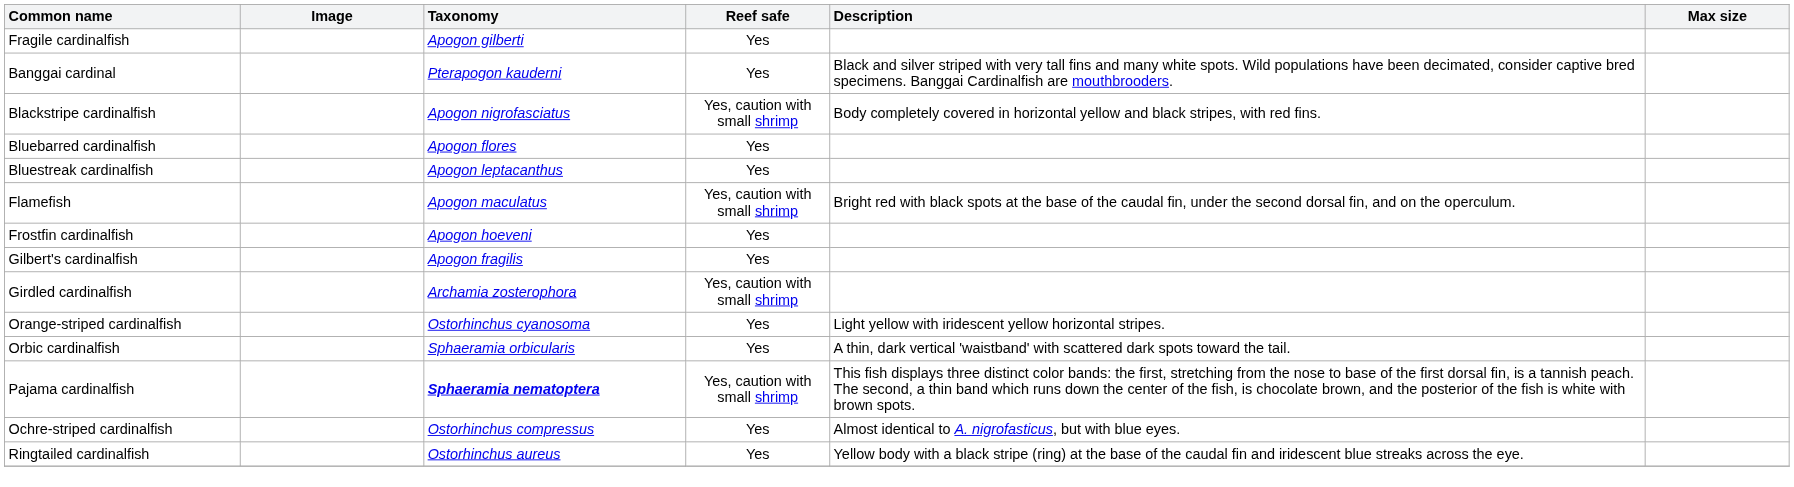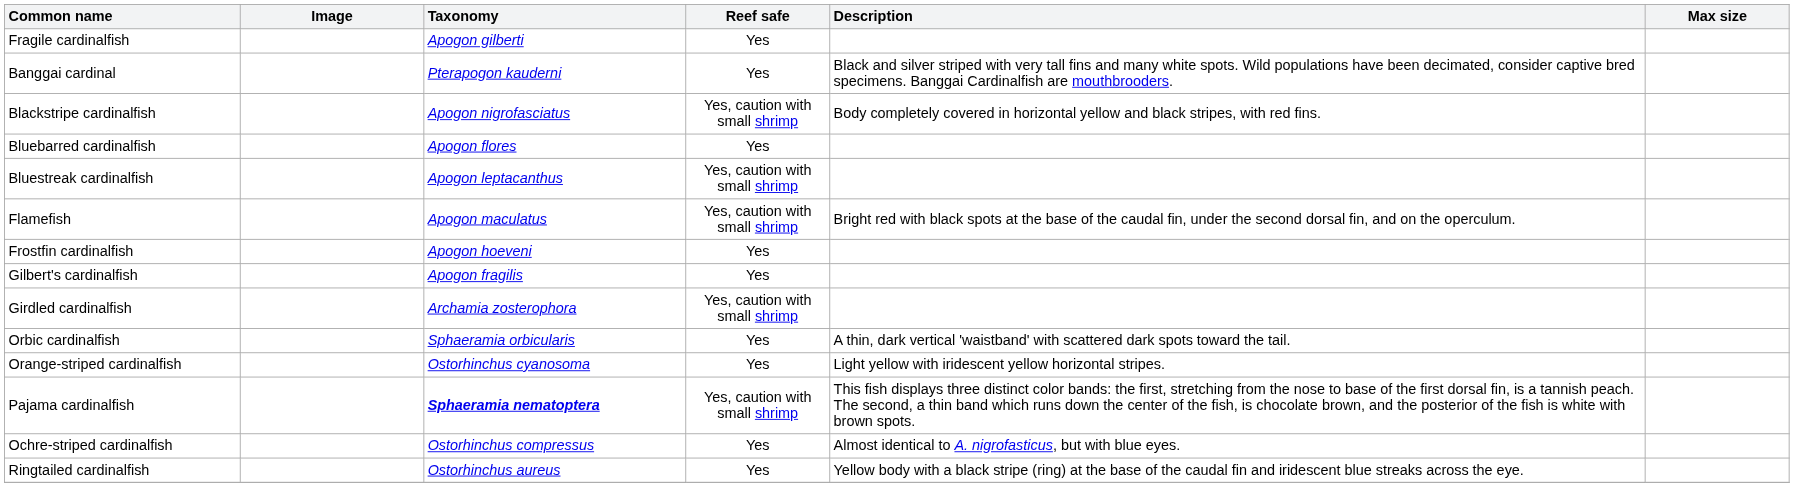(758, 170) Yes -> (758, 178) Yes, caution with small shrimp
rows swapped: (95, 324) <-> (64, 348)
